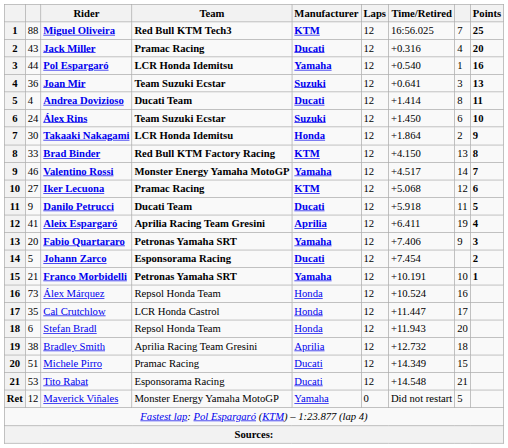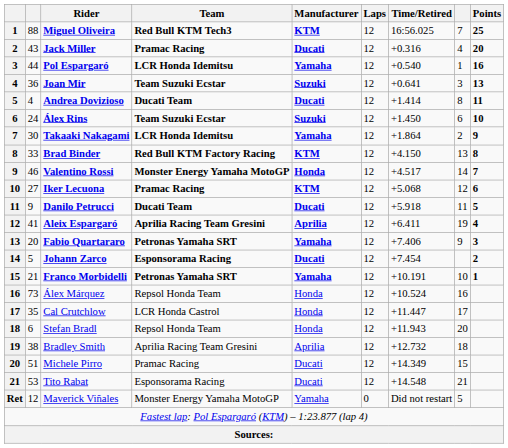(310, 136) Honda -> (313, 136) Yamaha
(313, 171) Yamaha -> (310, 171) Honda
